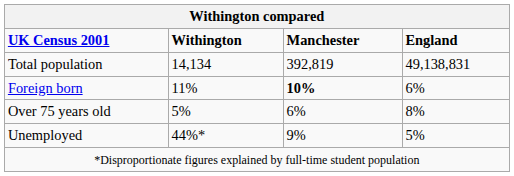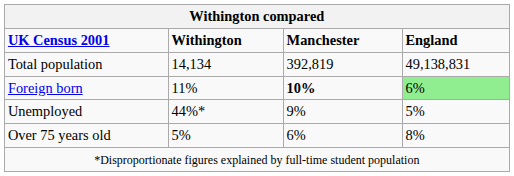(415, 88) no background -> (415, 88) lightgreen background
rows swapped: (59, 111) <-> (45, 135)
